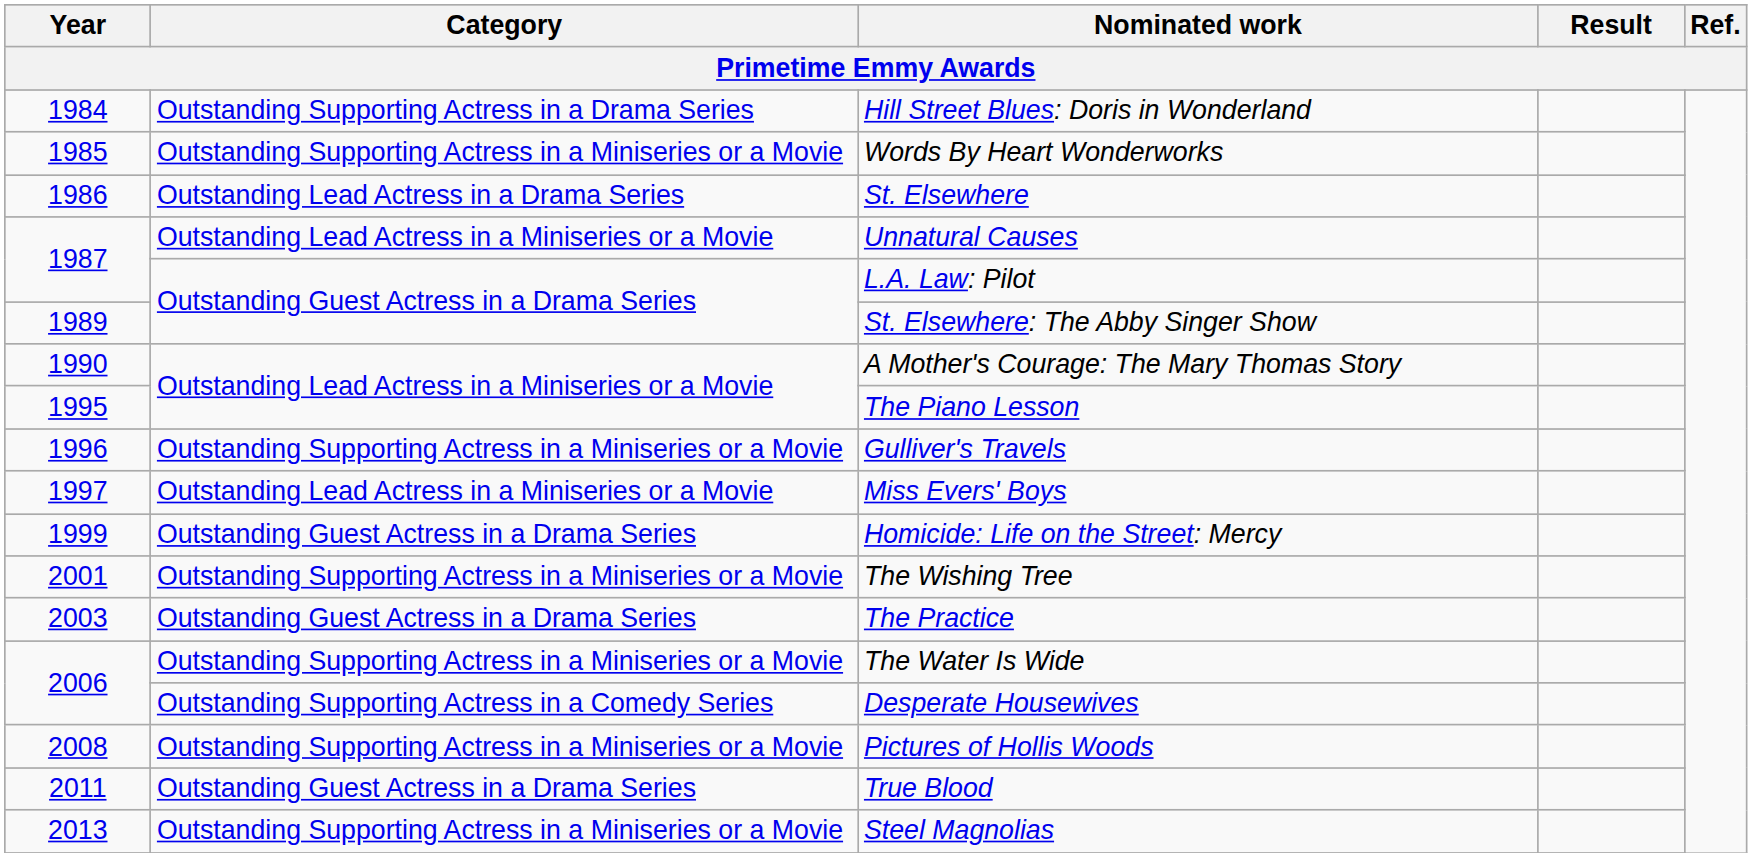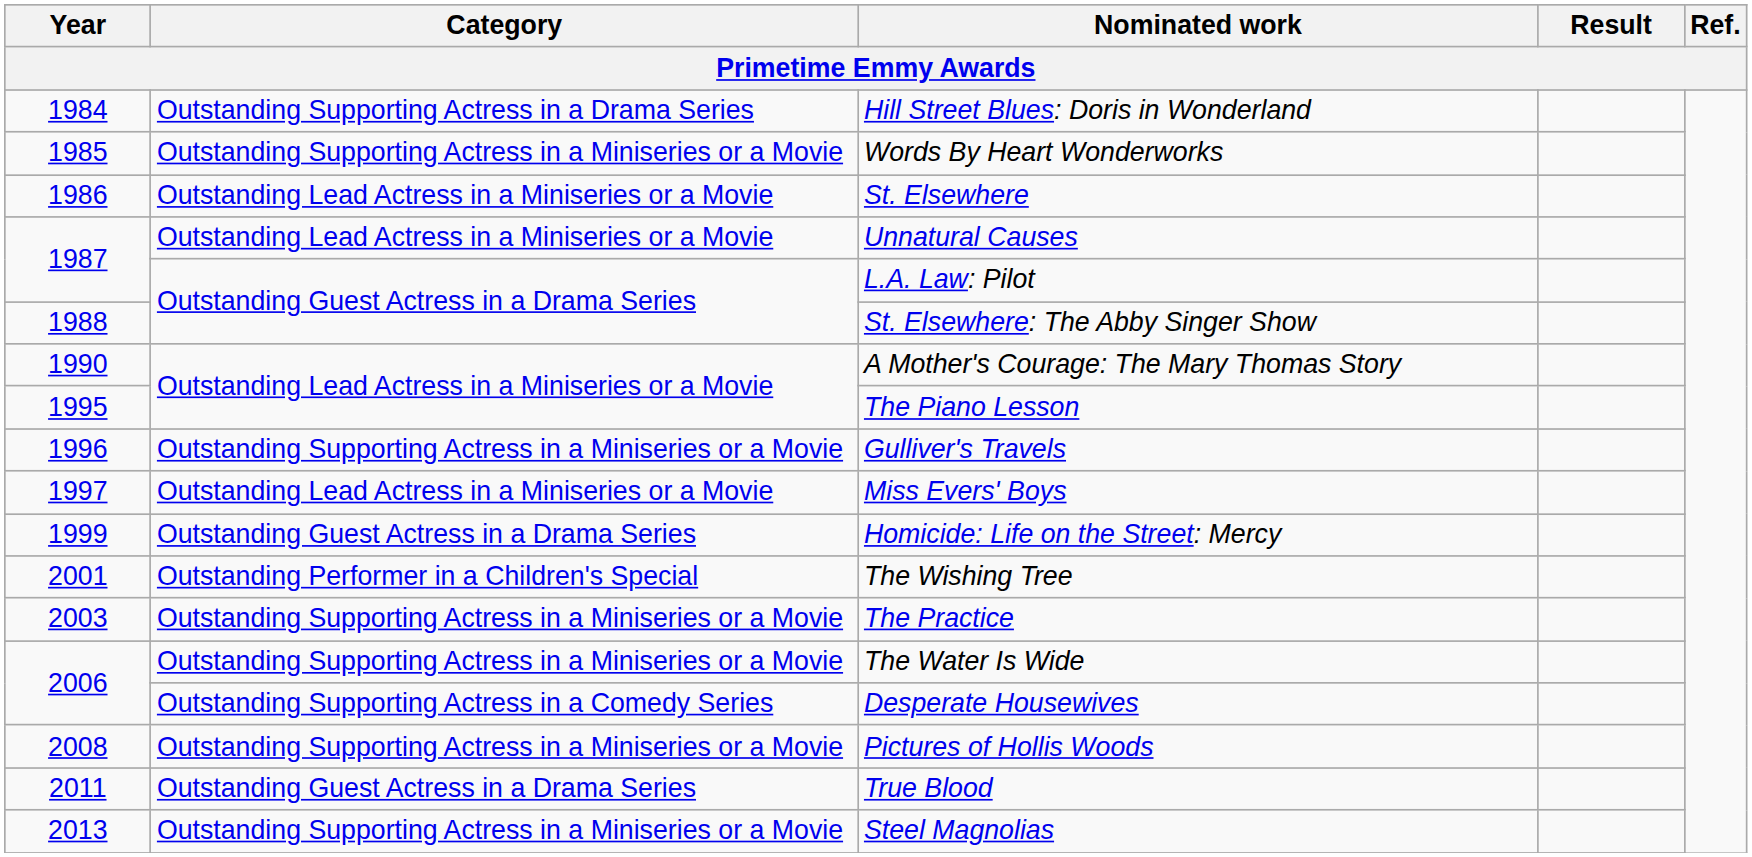(421, 195) Outstanding Lead Actress in a Drama Series -> (465, 195) Outstanding Lead Actress in a Miniseries or a Movie
(78, 322) 1989 -> (78, 322) 1988
(500, 576) Outstanding Supporting Actress in a Miniseries or a Movie -> (428, 576) Outstanding Performer in a Children's Special
(426, 618) Outstanding Guest Actress in a Drama Series -> (500, 618) Outstanding Supporting Actress in a Miniseries or a Movie
